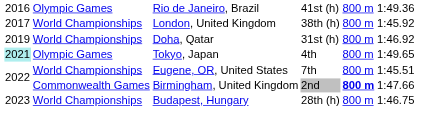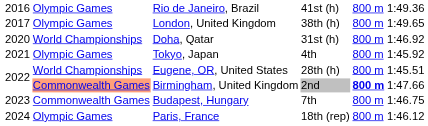(87, 23) World Championships -> (73, 23) Olympic Games
(396, 23) 1:45.92 -> (406, 23) 1:49.65
(18, 39) 2019 -> (18, 39) 2020
(18, 54) paleturquoise background -> (18, 54) no background
(396, 54) 1:49.65 -> (406, 54) 1:45.92
(309, 70) 7th -> (320, 70) 28th (h)
(91, 85) no background -> (91, 85) lightsalmon background
(87, 100) World Championships -> (91, 100) Commonwealth Games
(320, 100) 28th (h) -> (309, 100) 7th
+ row: (186, 116)
